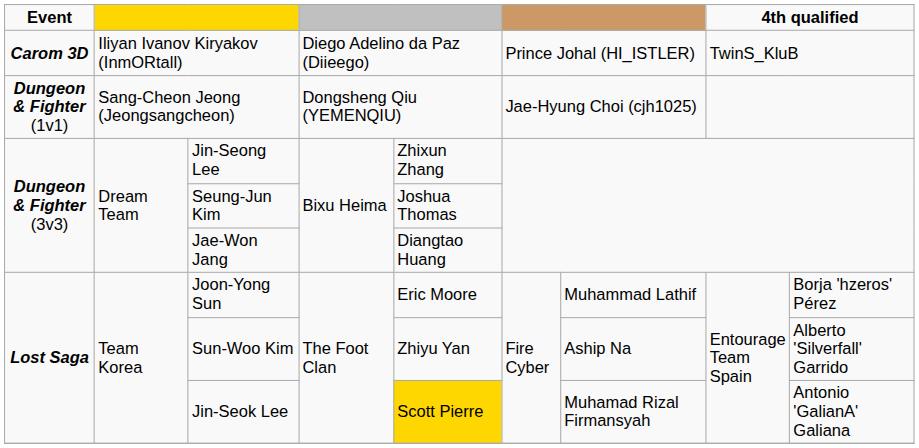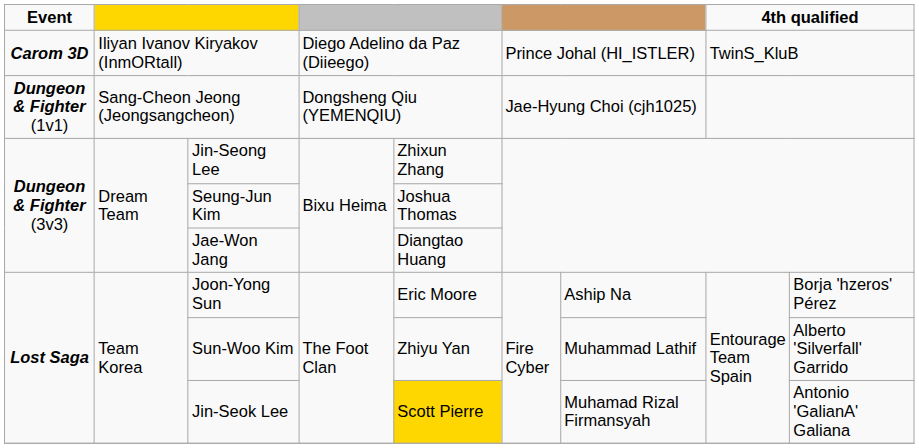(630, 294) Muhammad Lathif -> (598, 294) Aship Na
(598, 348) Aship Na -> (630, 348) Muhammad Lathif
